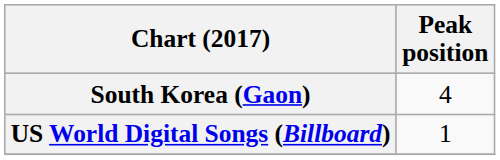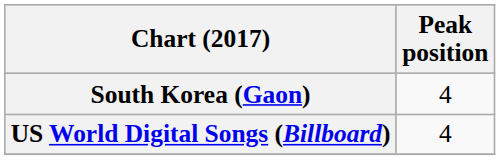(445, 133) 1 -> (445, 133) 4
